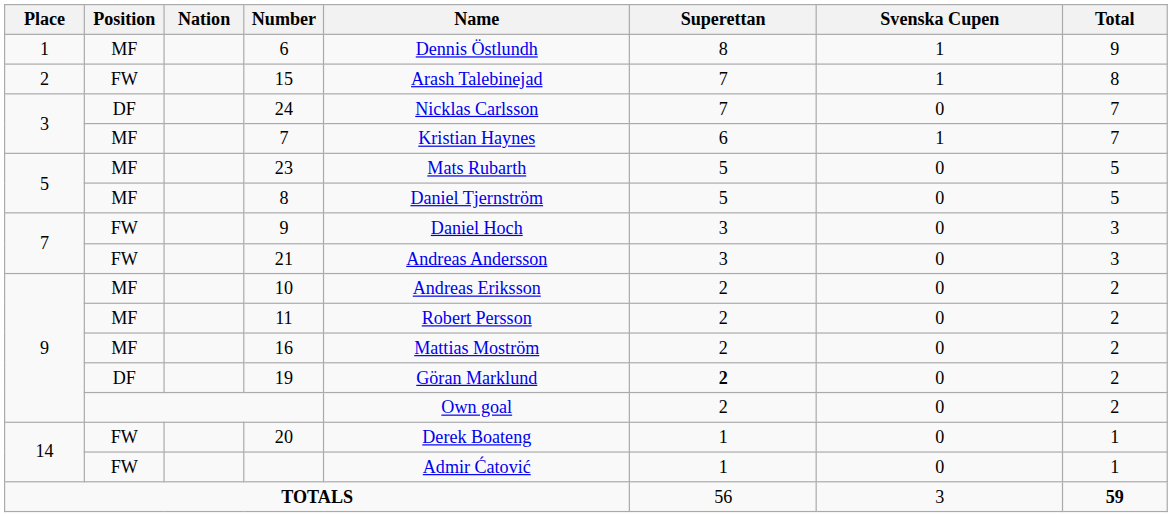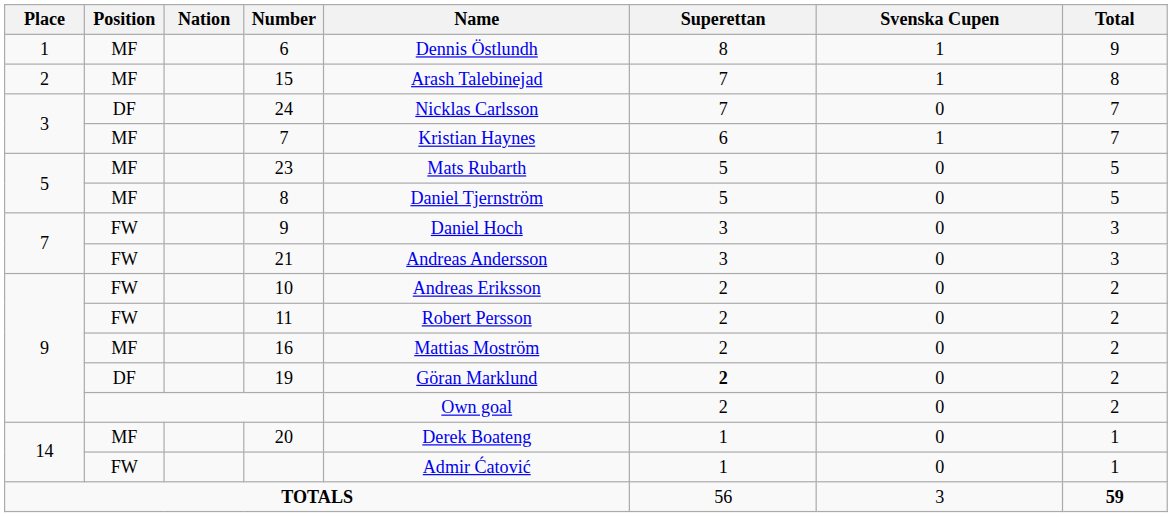(124, 79) FW -> (124, 79) MF
(124, 288) MF -> (124, 288) FW
(124, 317) MF -> (124, 317) FW
(124, 437) FW -> (124, 437) MF
